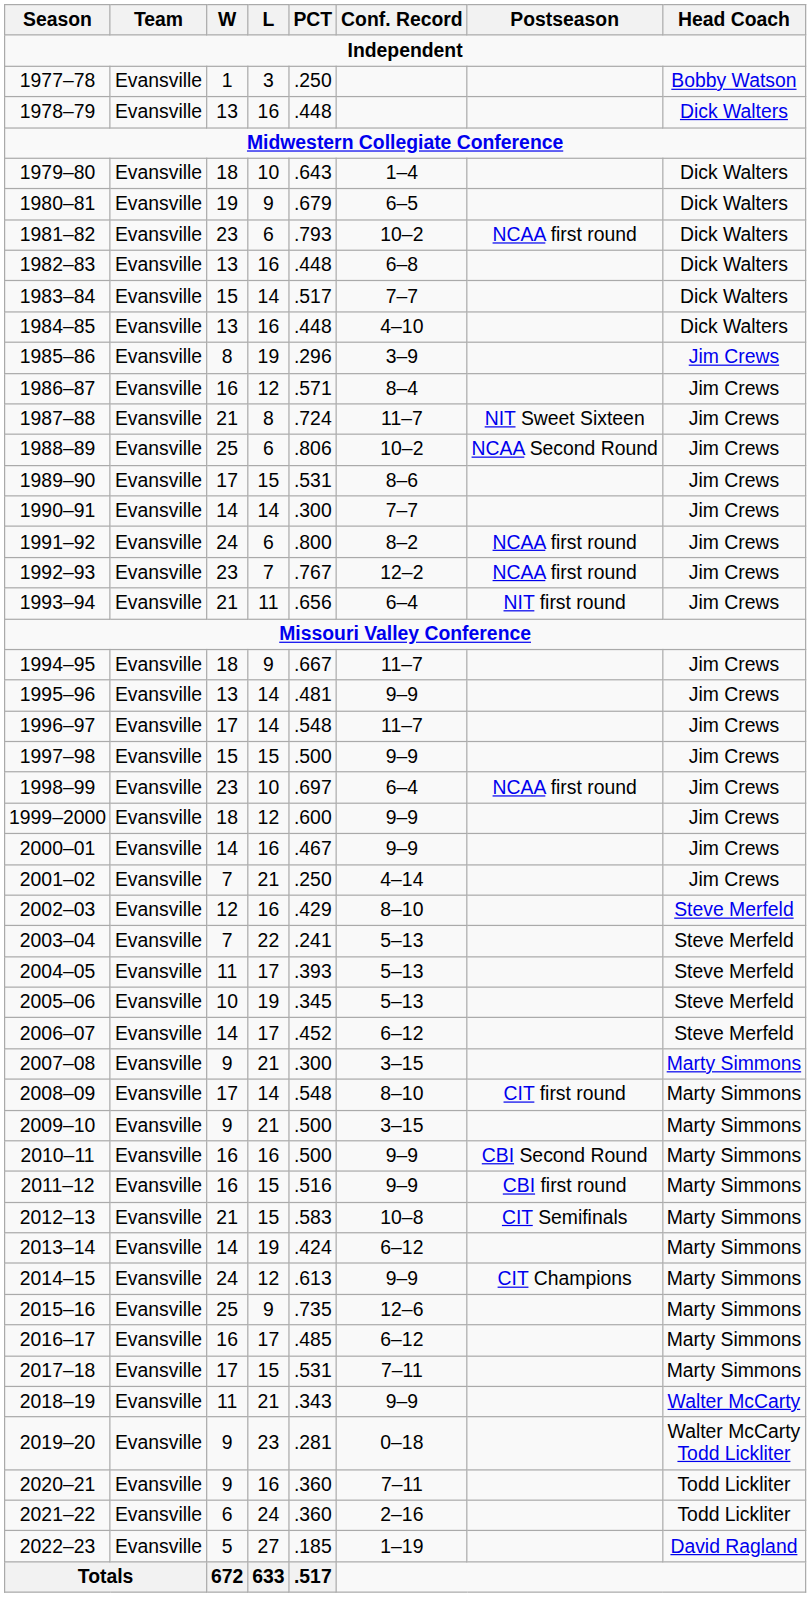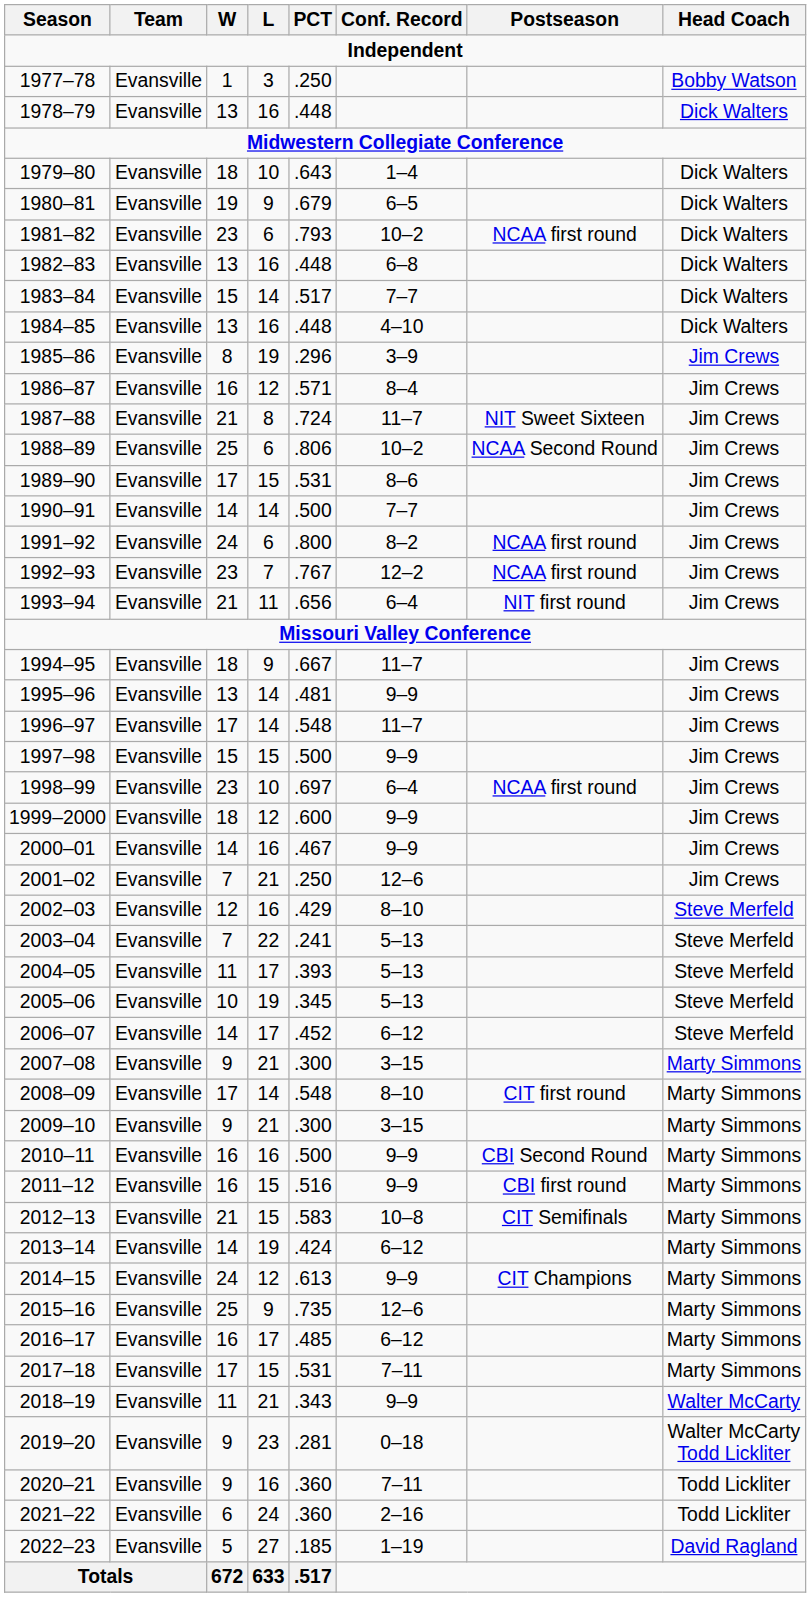(313, 511) .300 -> (313, 511) .500
(402, 879) 4–14 -> (402, 879) 12–6
(313, 1125) .500 -> (313, 1125) .300
